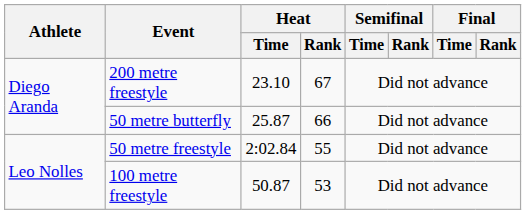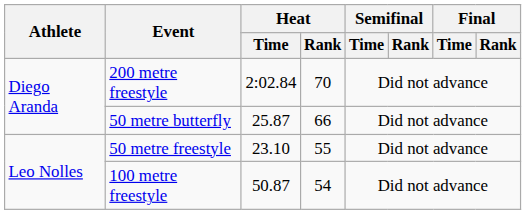(271, 82) 23.10 -> (271, 82) 2:02.84
(323, 82) 67 -> (323, 82) 70
(271, 148) 2:02.84 -> (271, 148) 23.10
(323, 186) 53 -> (323, 186) 54
